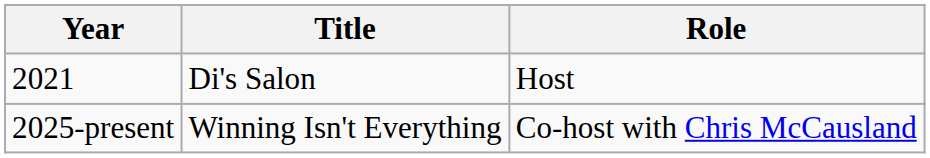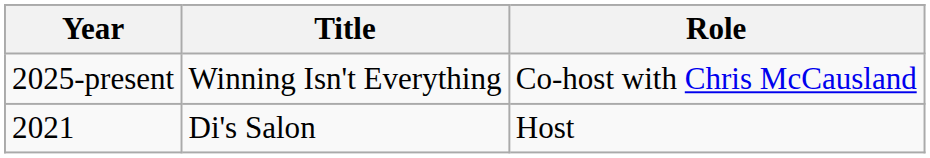rows swapped: (43, 78) <-> (93, 127)
